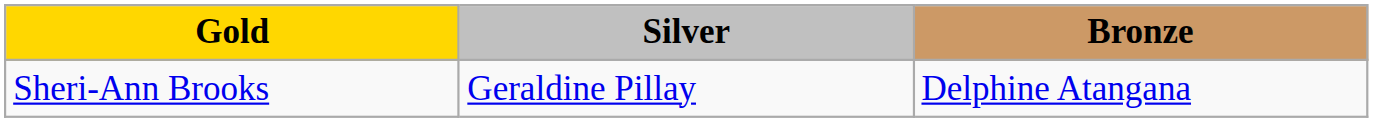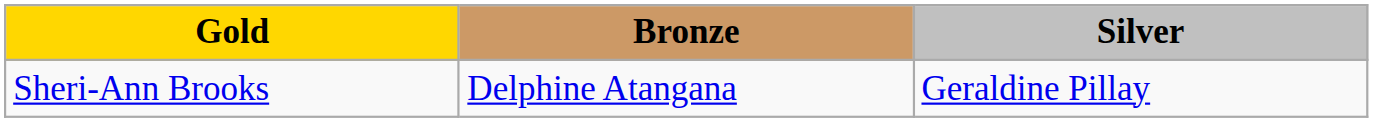columns swapped: (686, 32) <-> (1140, 32)
